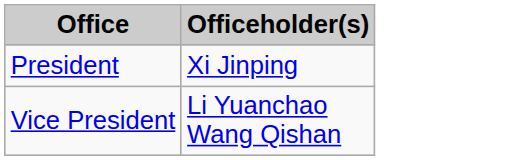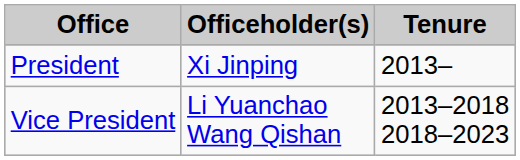+ column: (445, 24)
